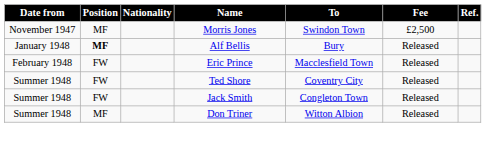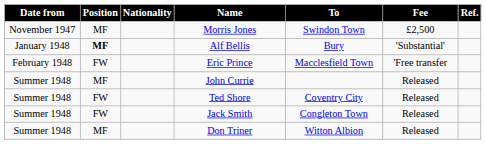(420, 47) Released -> (420, 47) 'Substantial'
(420, 63) Released -> (420, 63) 'Free transfer
+ row: (230, 80)
